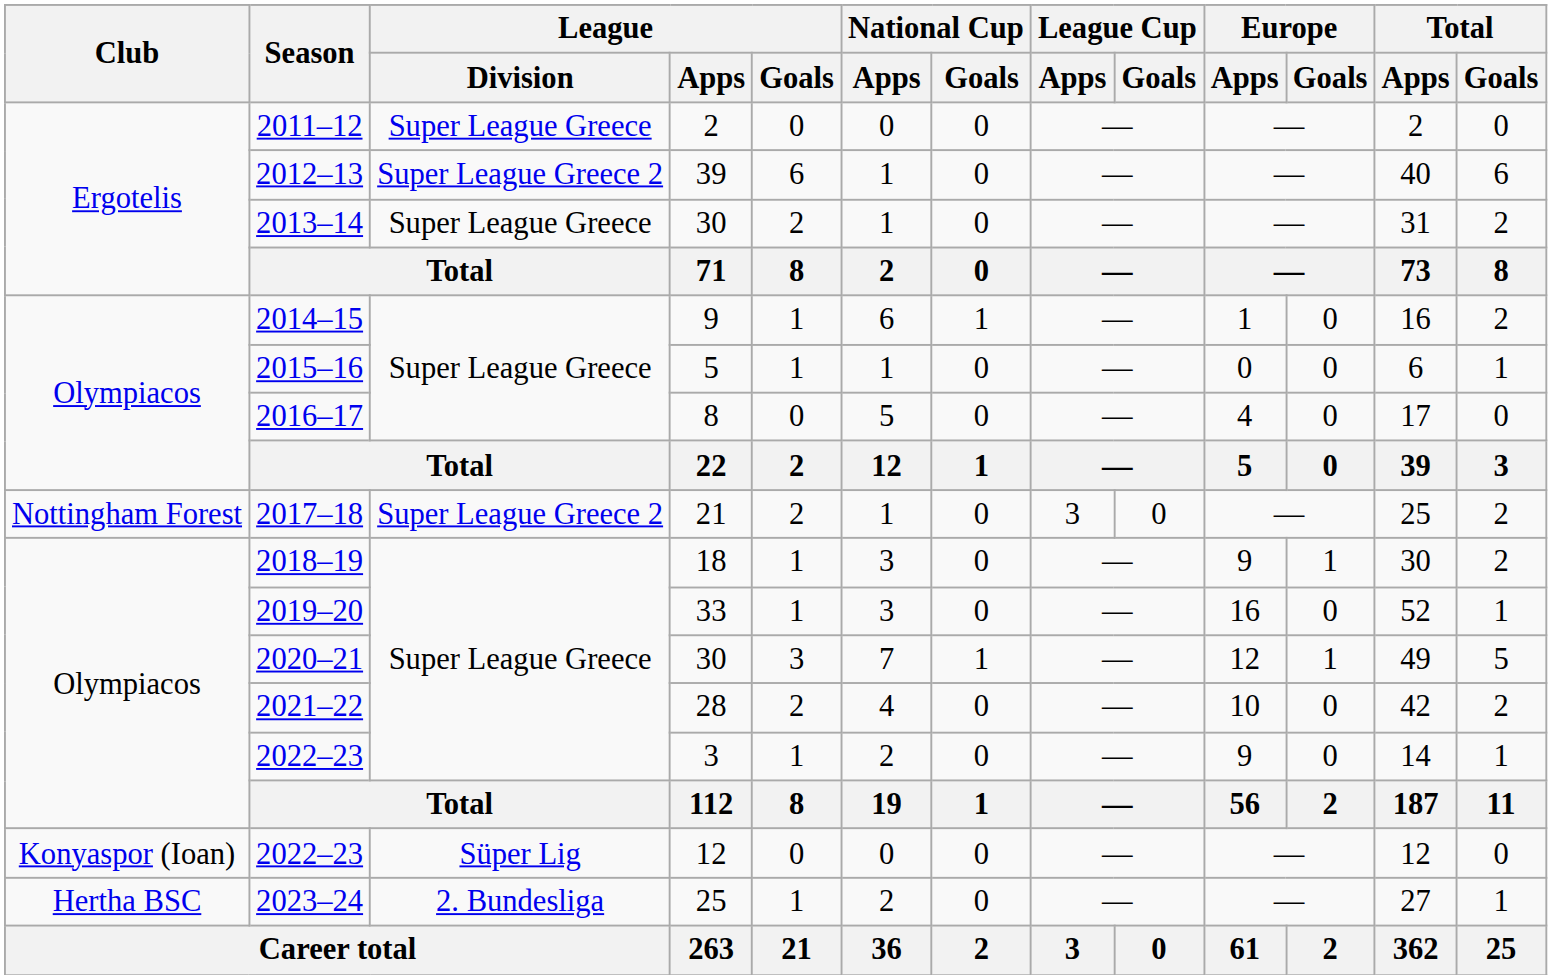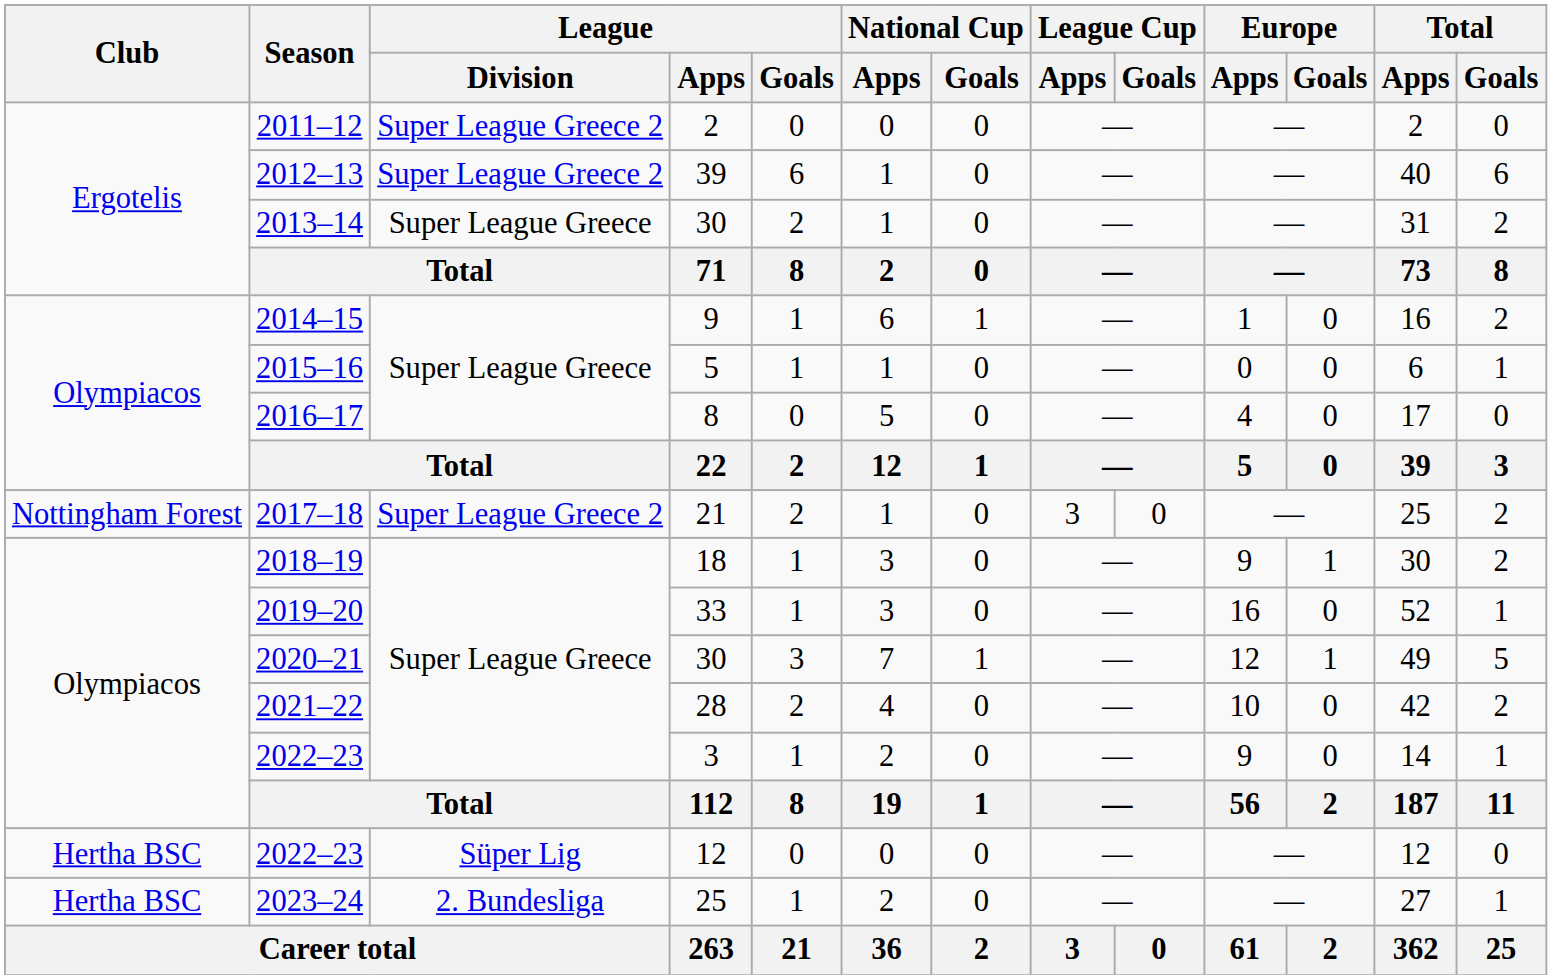(520, 125) Super League Greece -> (520, 125) Super League Greece 2
(127, 852) Konyaspor (Ioan) -> (127, 852) Hertha BSC
